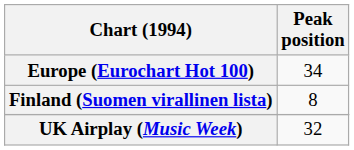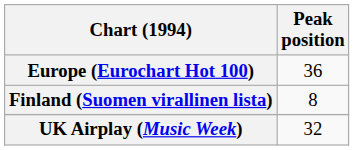(313, 70) 34 -> (313, 70) 36
